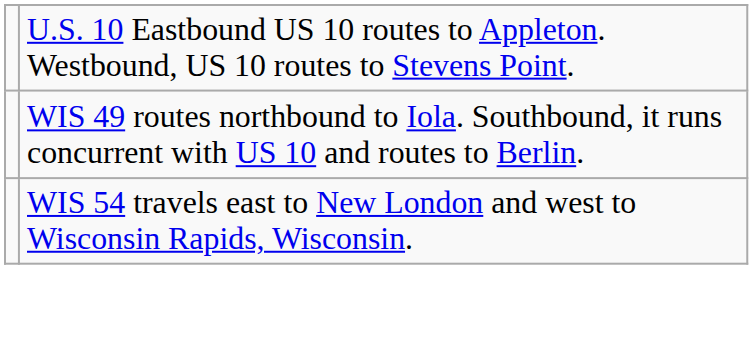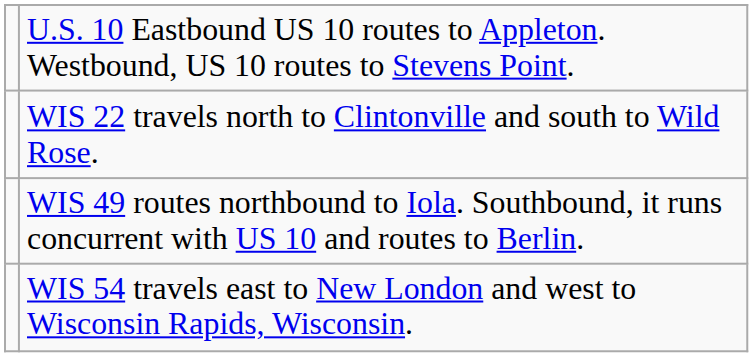+ row: (373, 133)
